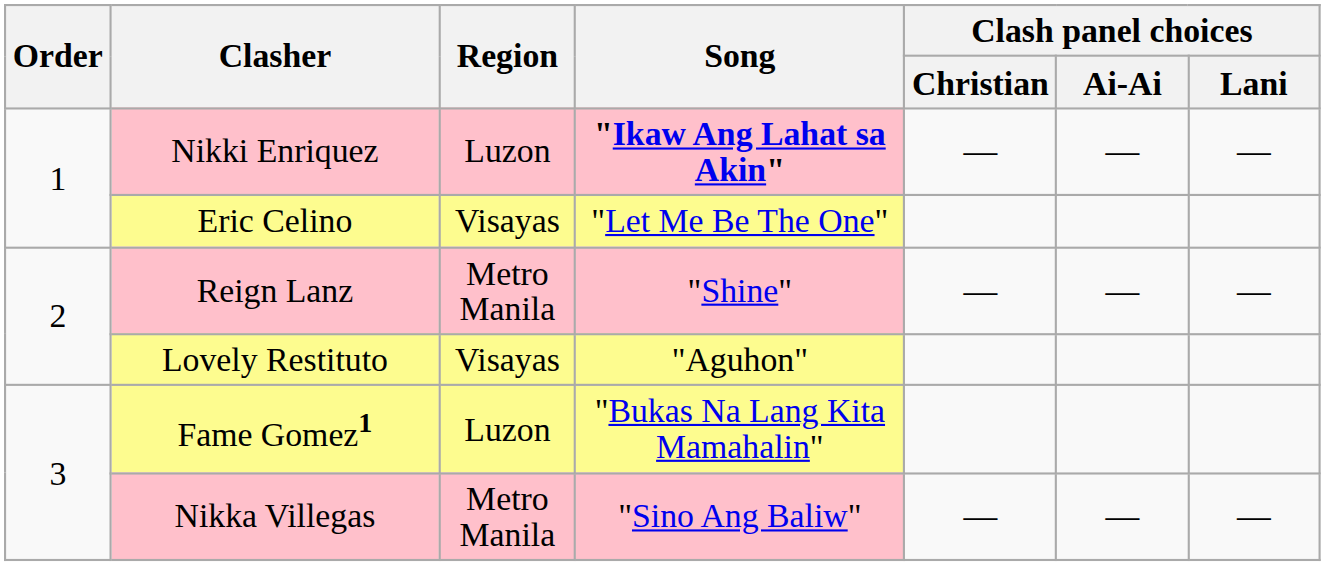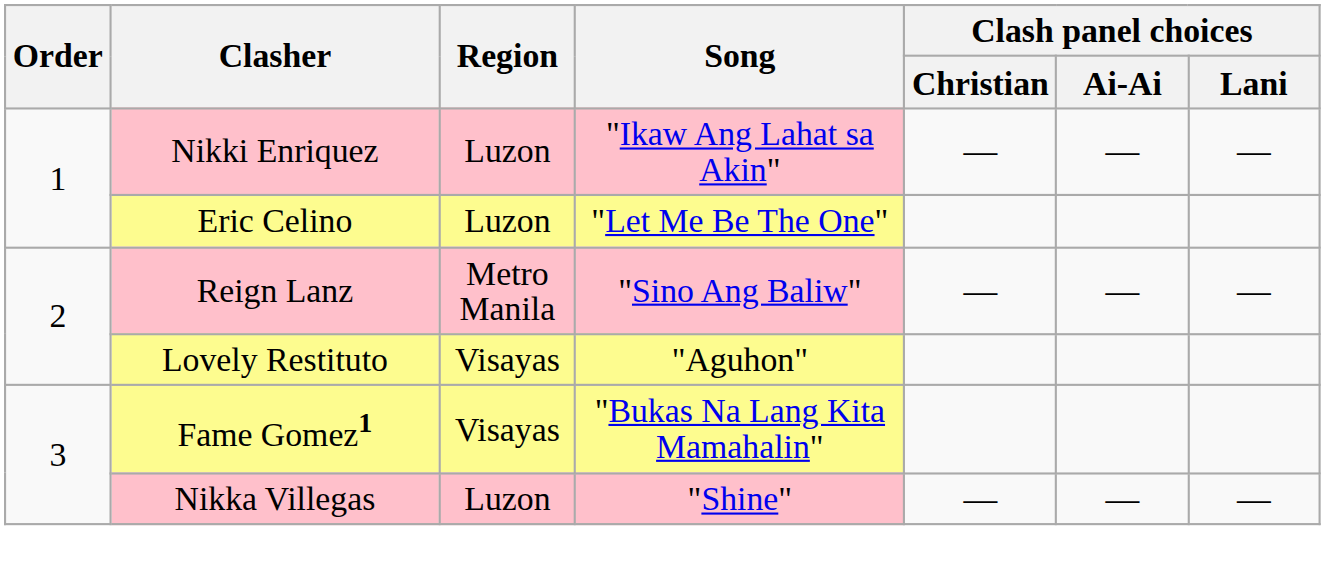(740, 152) bold -> (740, 152) normal
(507, 221) Visayas -> (507, 221) Luzon
(740, 290) "Shine" -> (740, 290) "Sino Ang Baliw"
(507, 429) Luzon -> (507, 429) Visayas
(507, 516) Metro Manila -> (507, 498) Luzon
(740, 516) "Sino Ang Baliw" -> (740, 498) "Shine"
